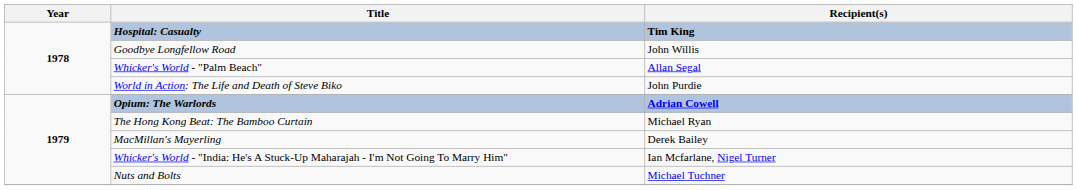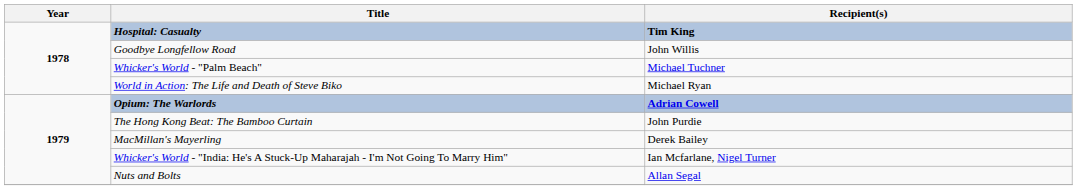(674, 67) Allan Segal -> (686, 67) Michael Tuchner
(675, 85) John Purdie -> (679, 85) Michael Ryan
(679, 121) Michael Ryan -> (675, 121) John Purdie
(686, 175) Michael Tuchner -> (674, 175) Allan Segal
